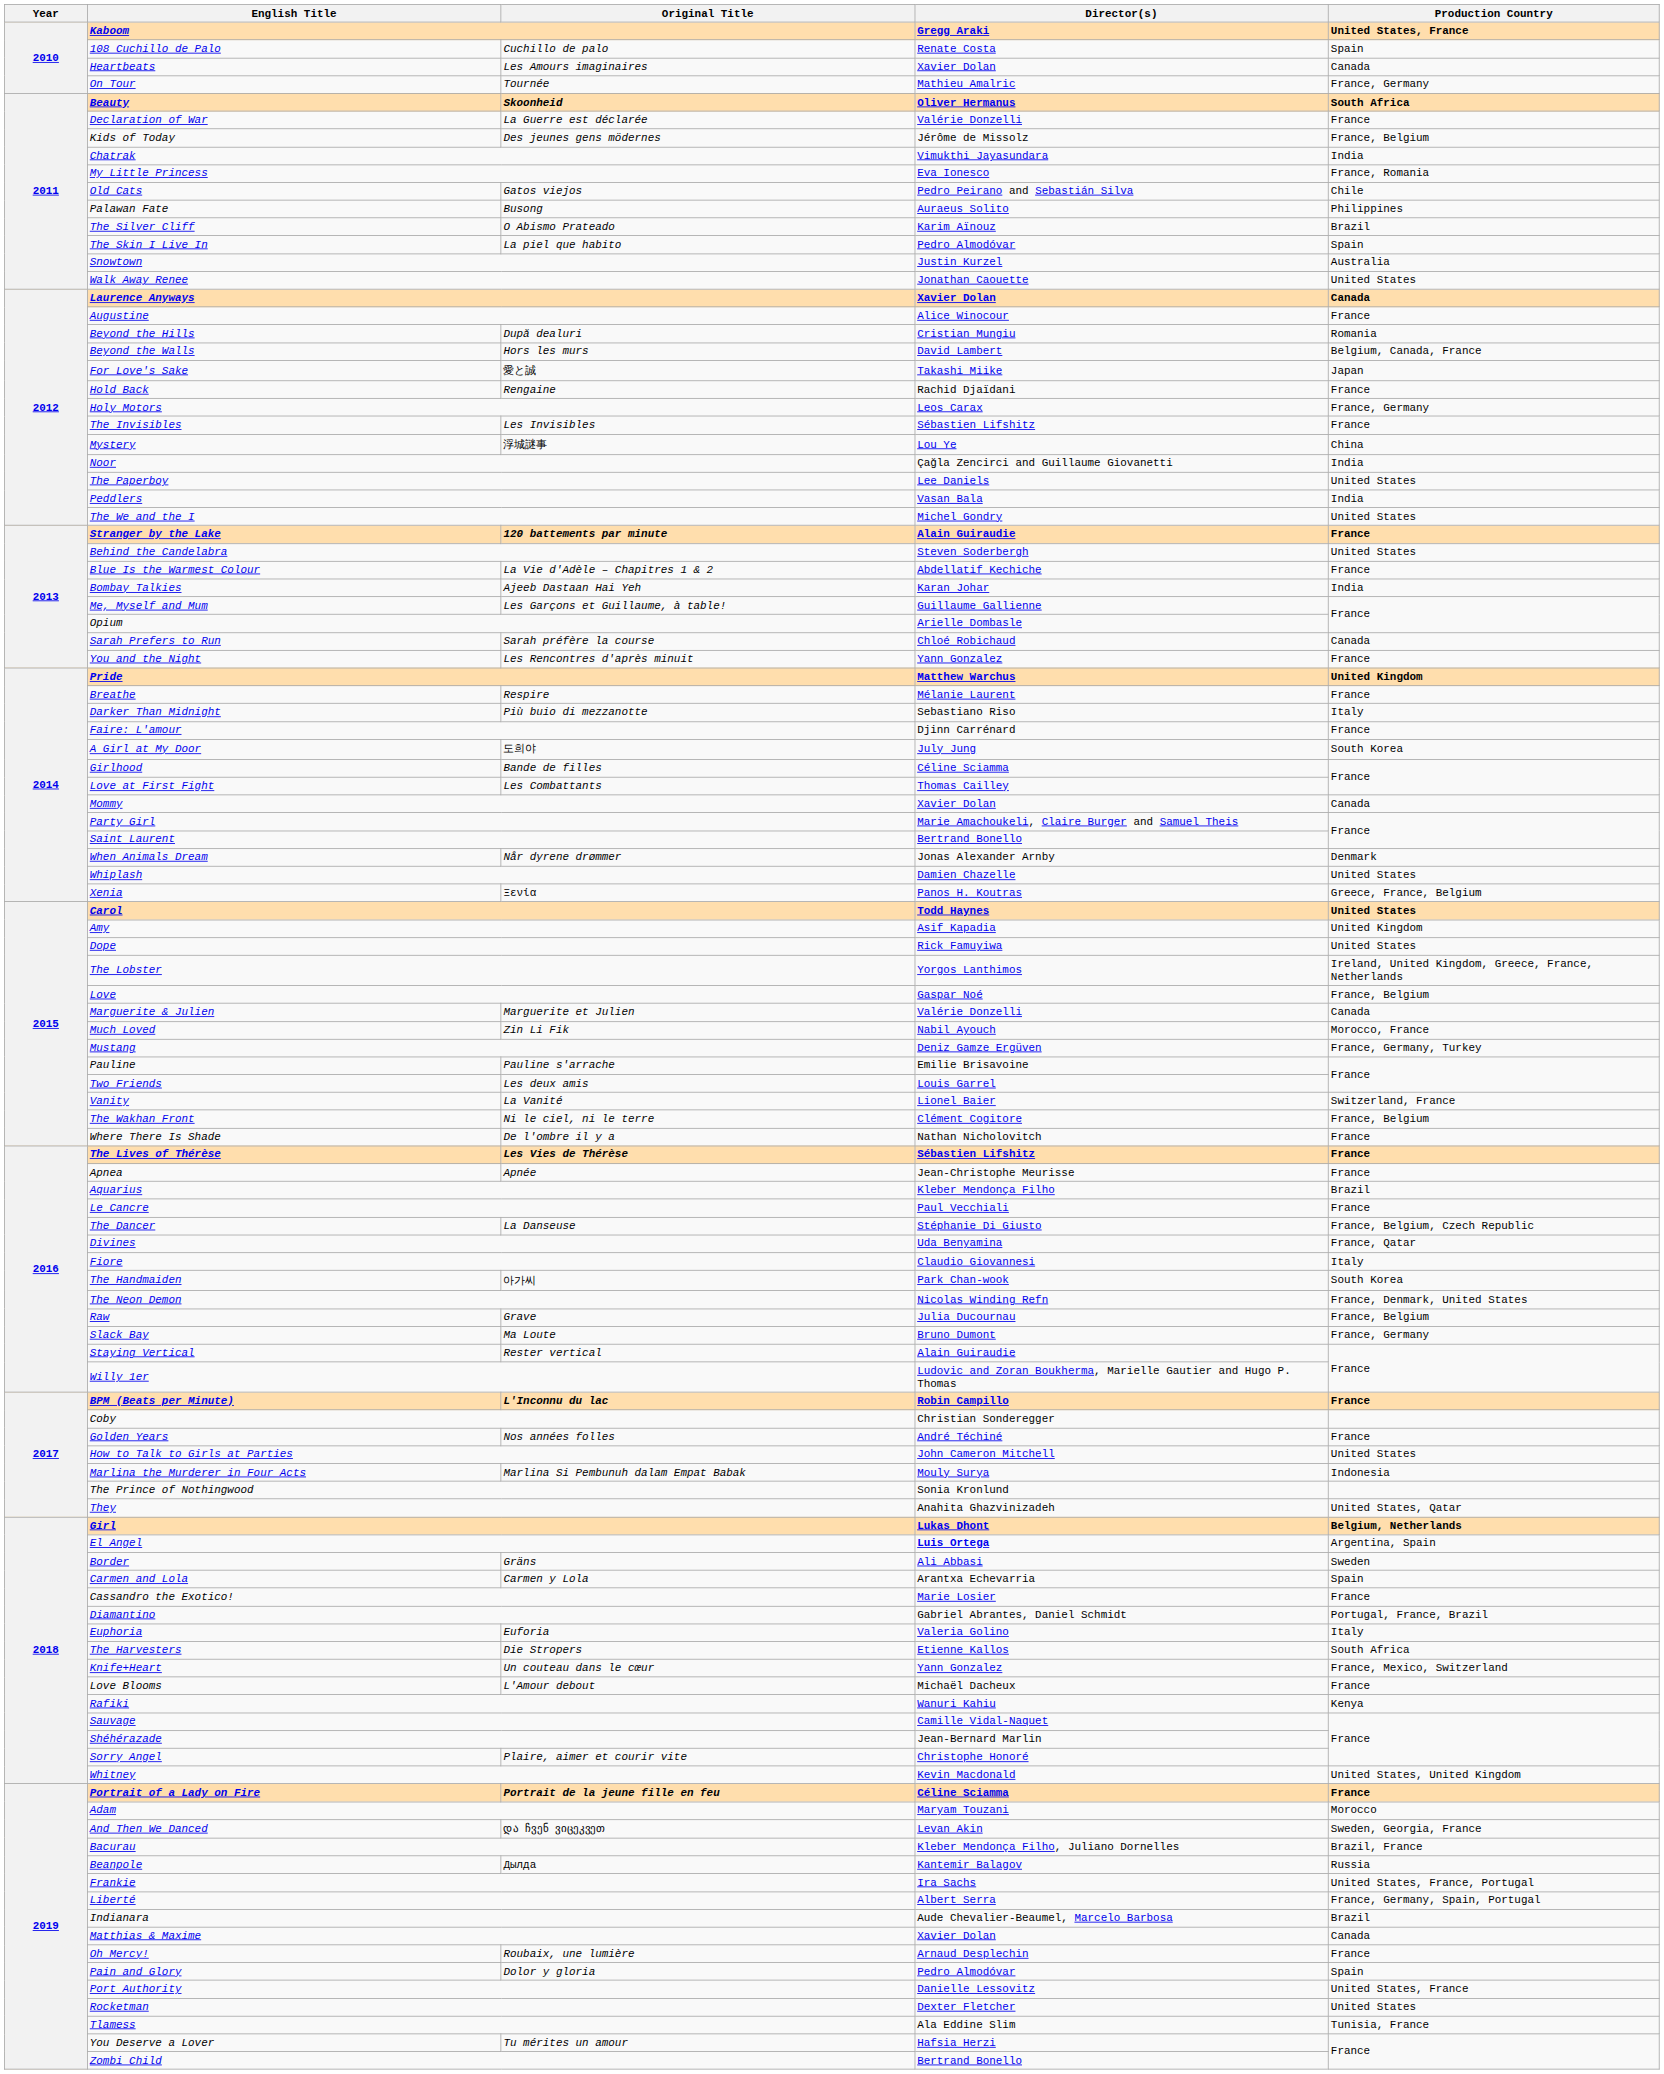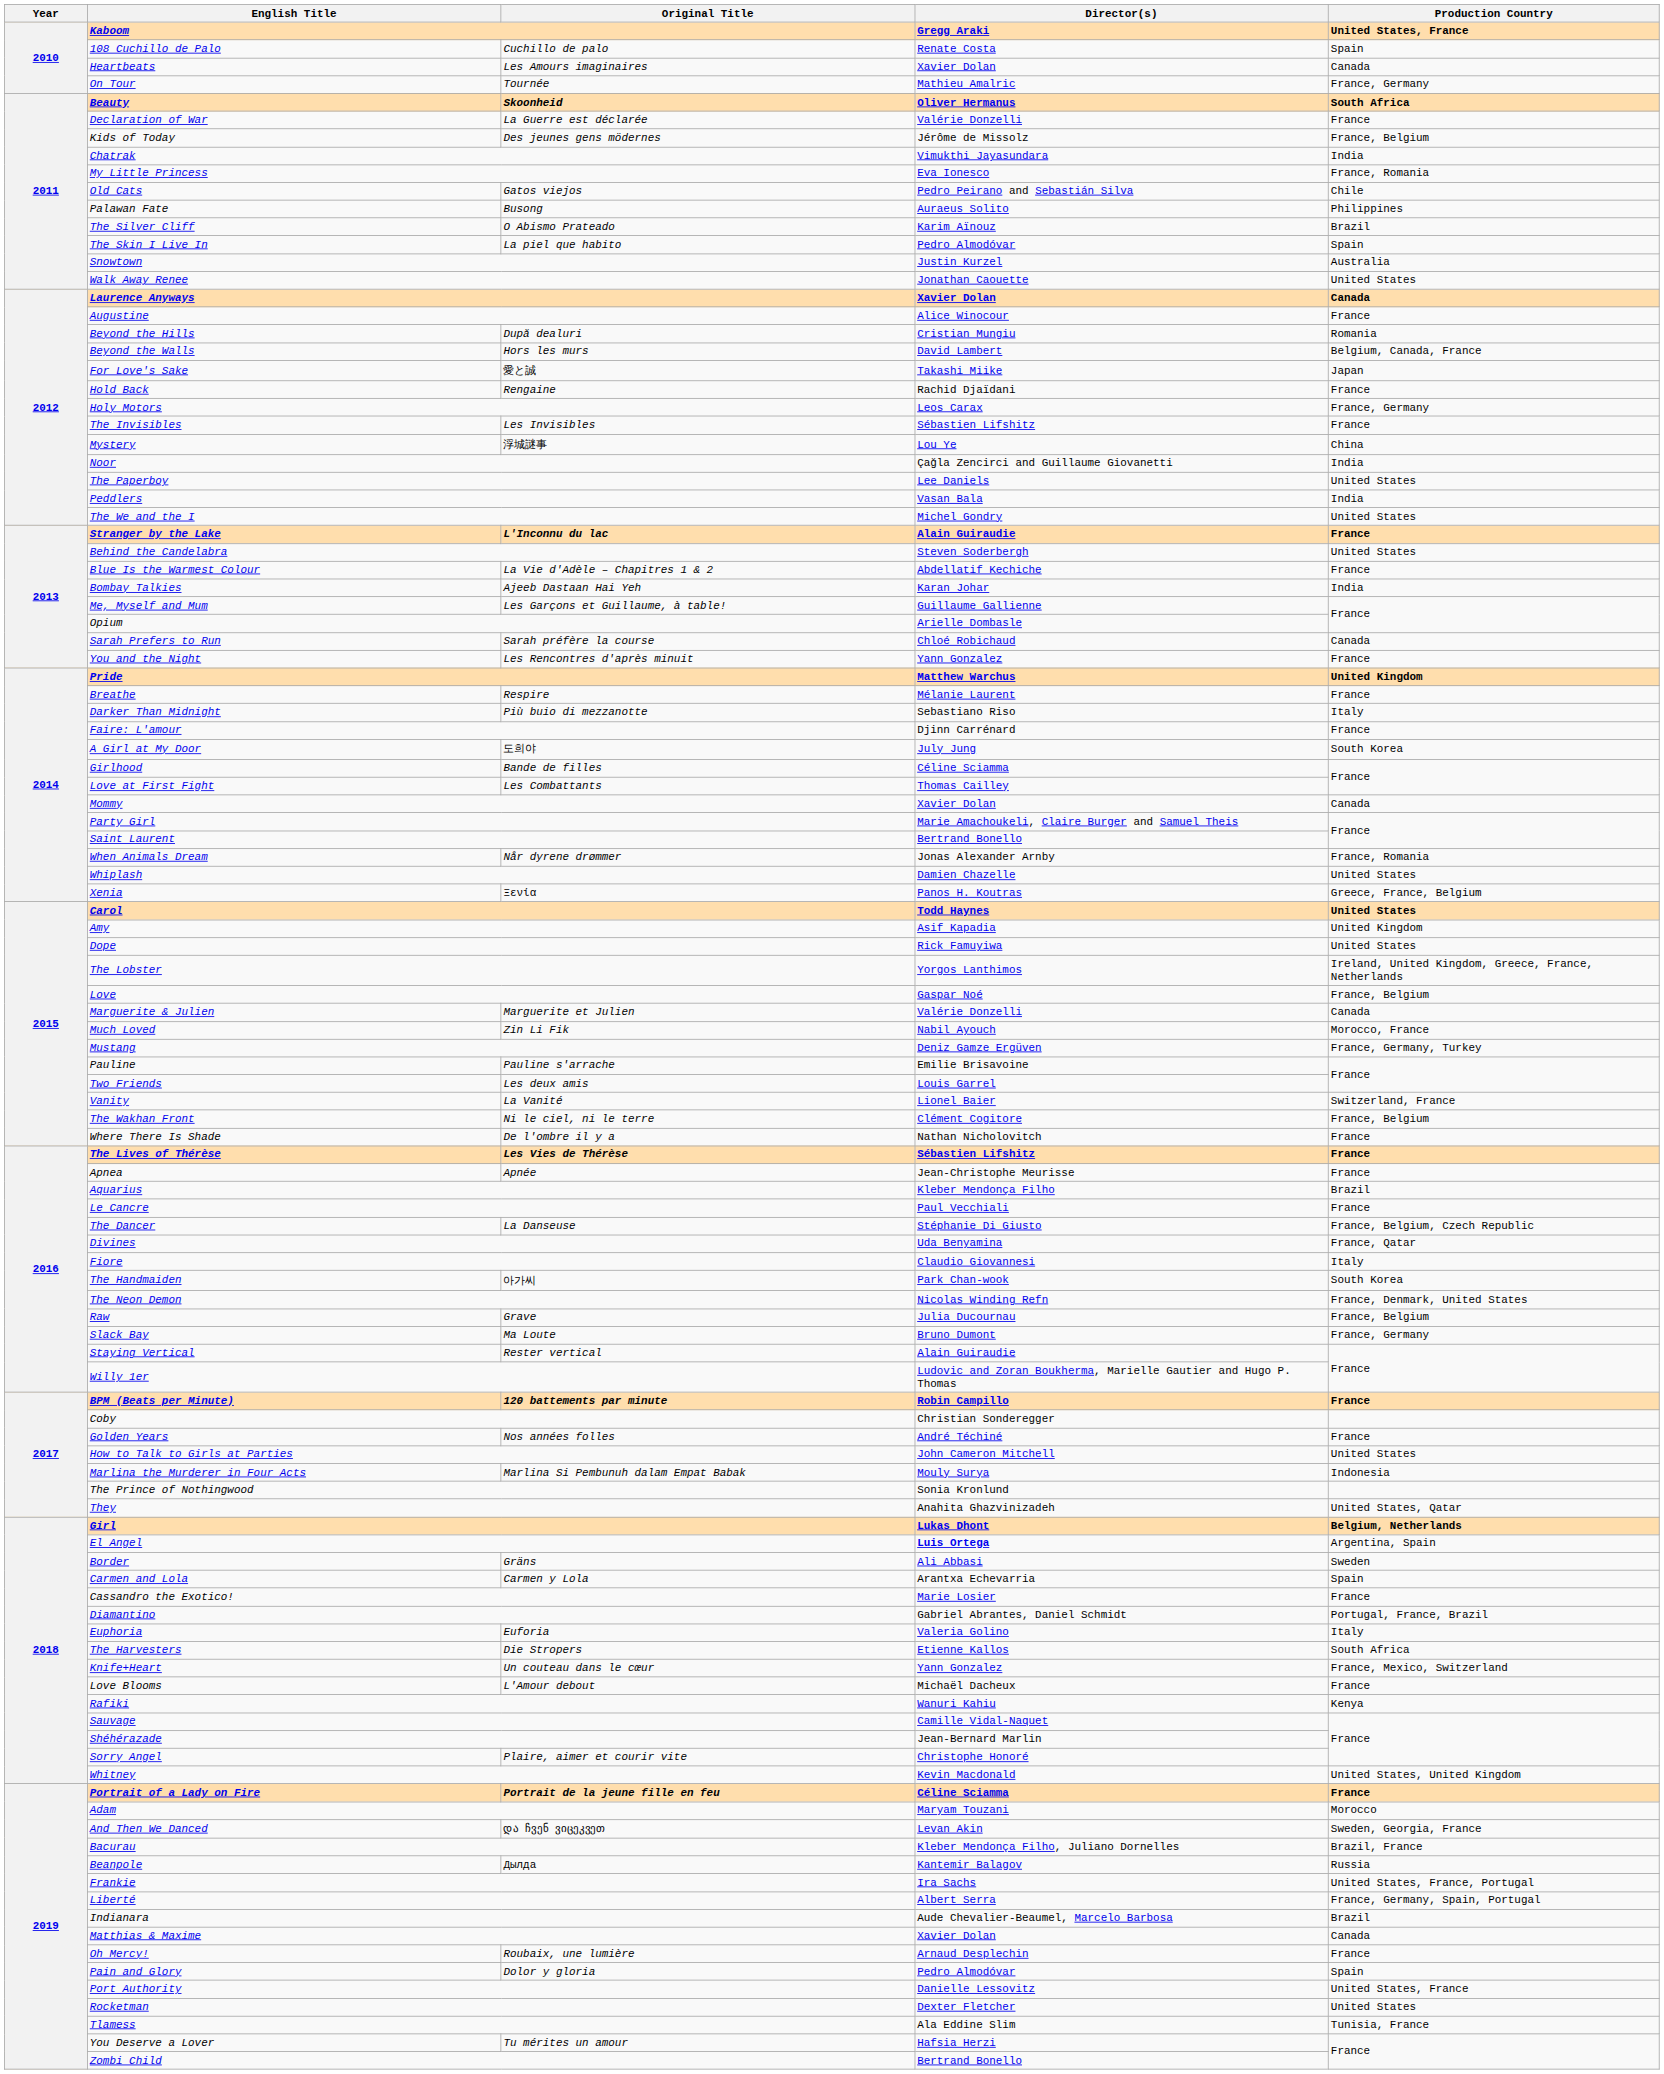(585, 534) 120 battements par minute -> (556, 534) L'Inconnu du lac
(1354, 857) Denmark -> (1380, 857) France, Romania
(556, 1401) L'Inconnu du lac -> (585, 1401) 120 battements par minute
